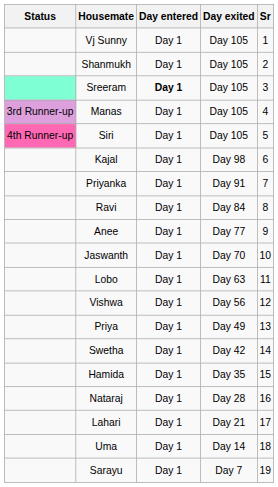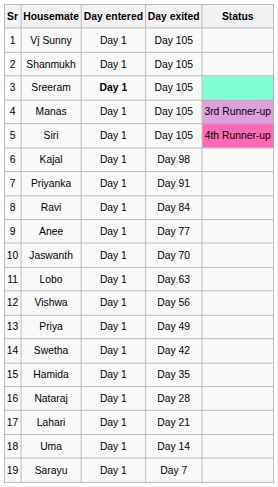columns swapped: (265, 16) <-> (40, 16)
